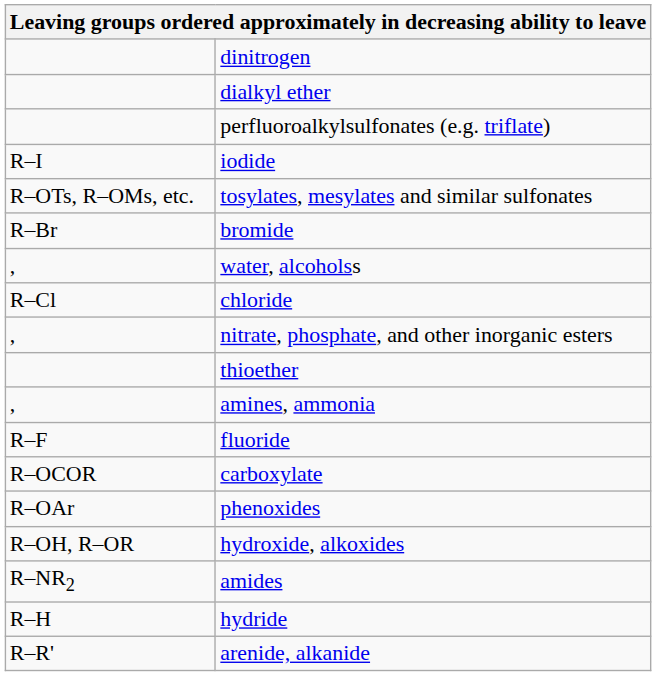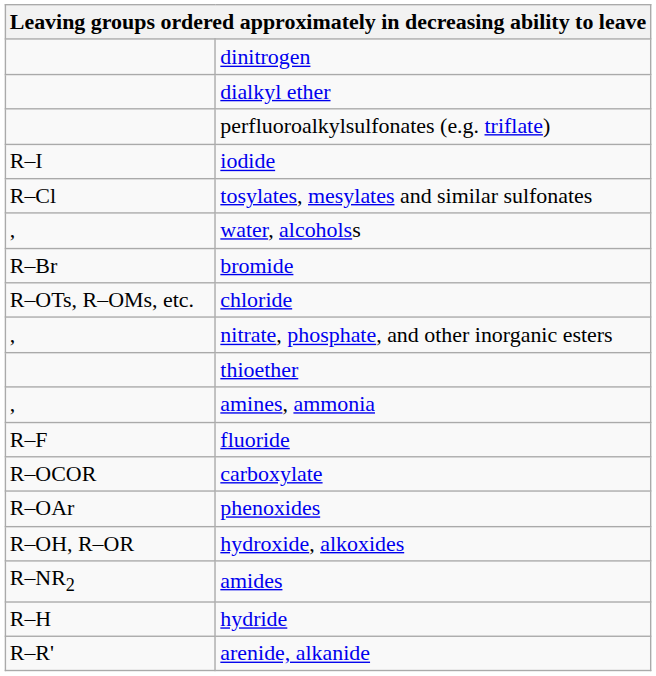(102, 195) R–OTs, R–OMs, etc. -> (33, 195) R–Cl
rows swapped: (257, 230) <-> (291, 265)
(33, 299) R–Cl -> (102, 299) R–OTs, R–OMs, etc.
